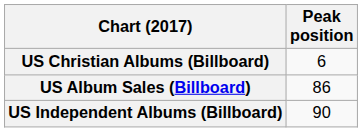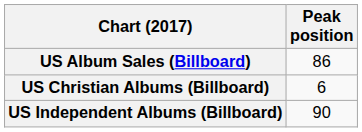rows swapped: (145, 87) <-> (145, 61)
